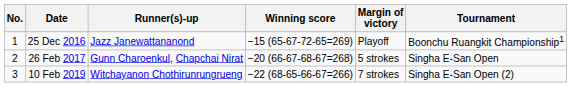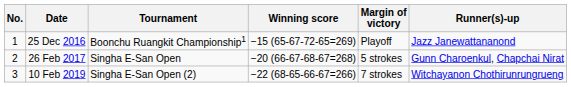columns swapped: (486, 18) <-> (167, 18)
